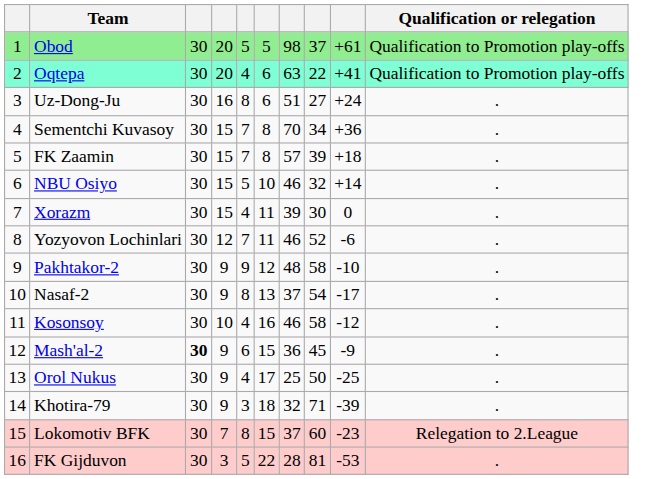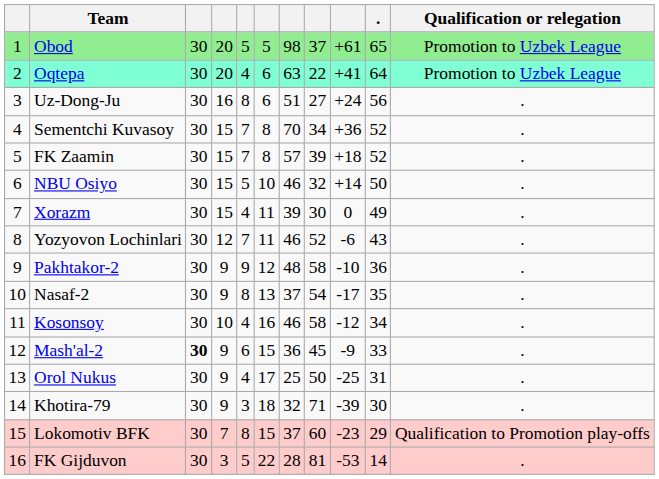+ column: (378, 18)
(497, 45) Qualification to Promotion play-offs -> (522, 45) Promotion to Uzbek League
(497, 73) Qualification to Promotion play-offs -> (522, 73) Promotion to Uzbek League
(497, 433) Relegation to 2.League -> (522, 433) Qualification to Promotion play-offs
